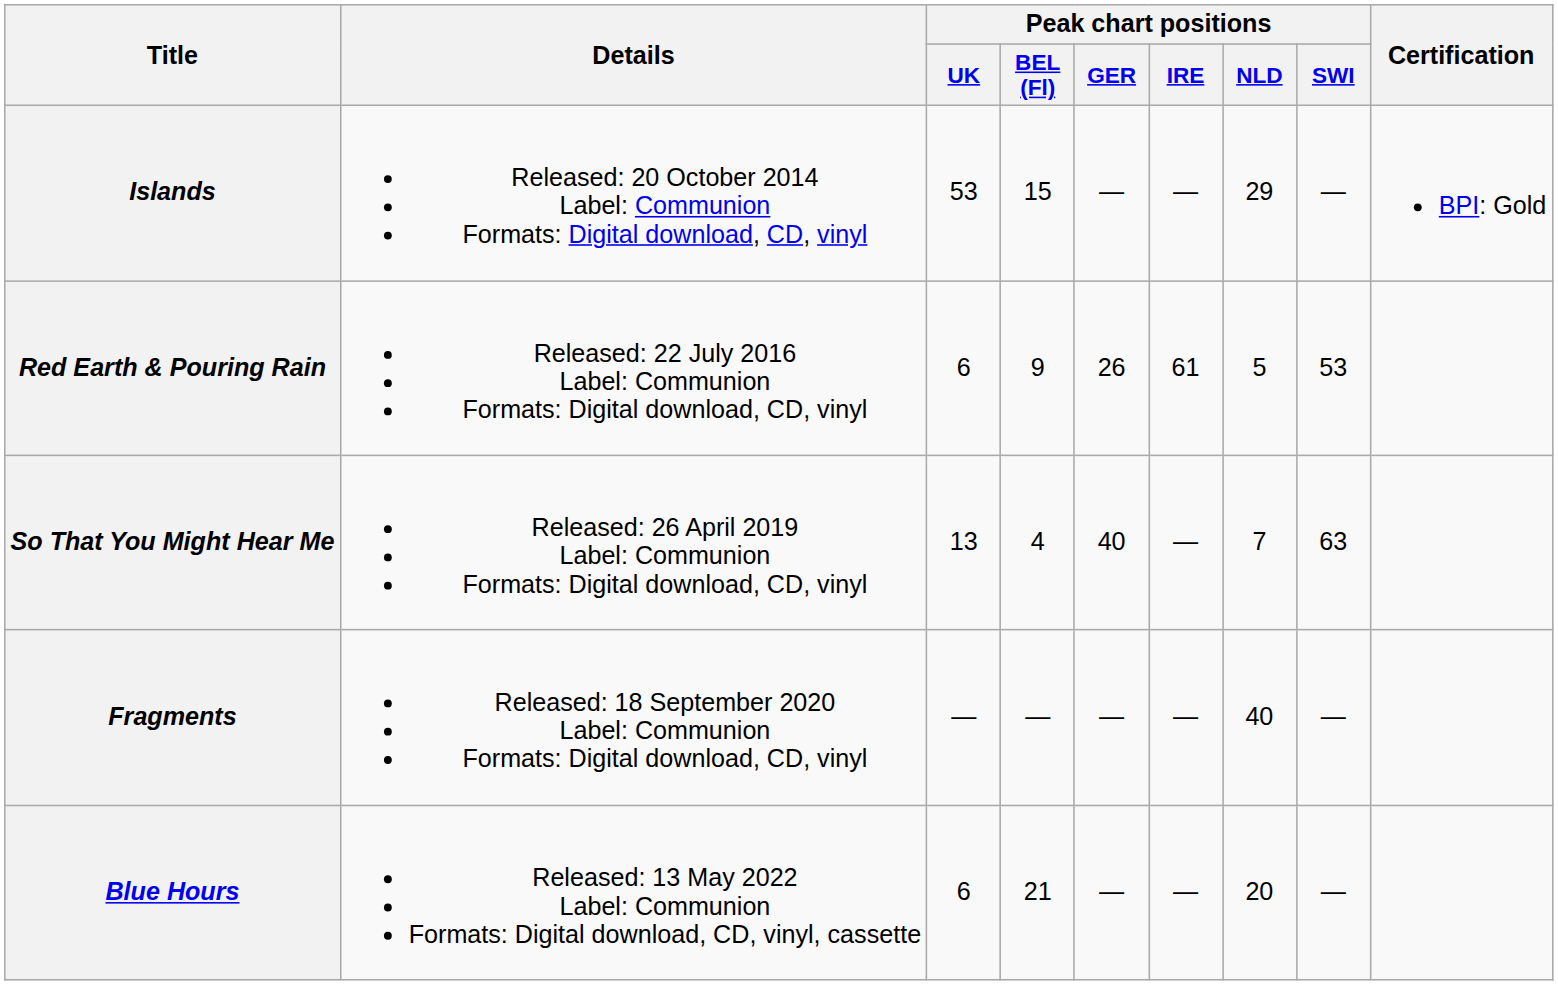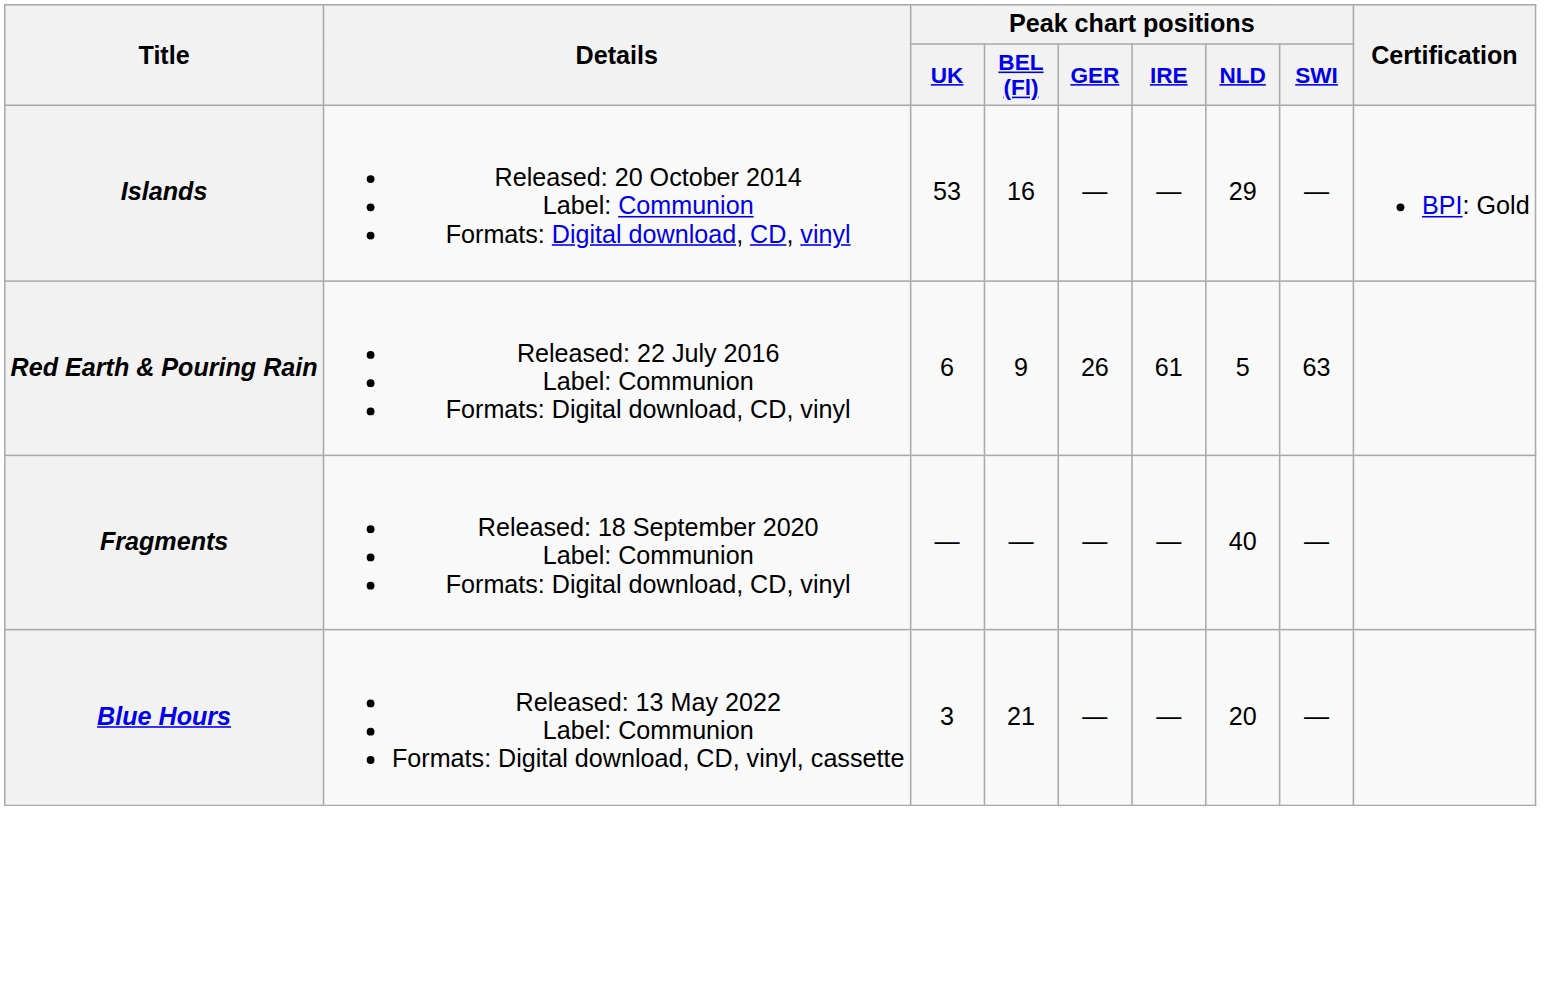(1038, 192) 15 -> (1021, 192) 16
(1333, 367) 53 -> (1317, 367) 63
- row: (172, 542)
(964, 892) 6 -> (947, 717) 3
